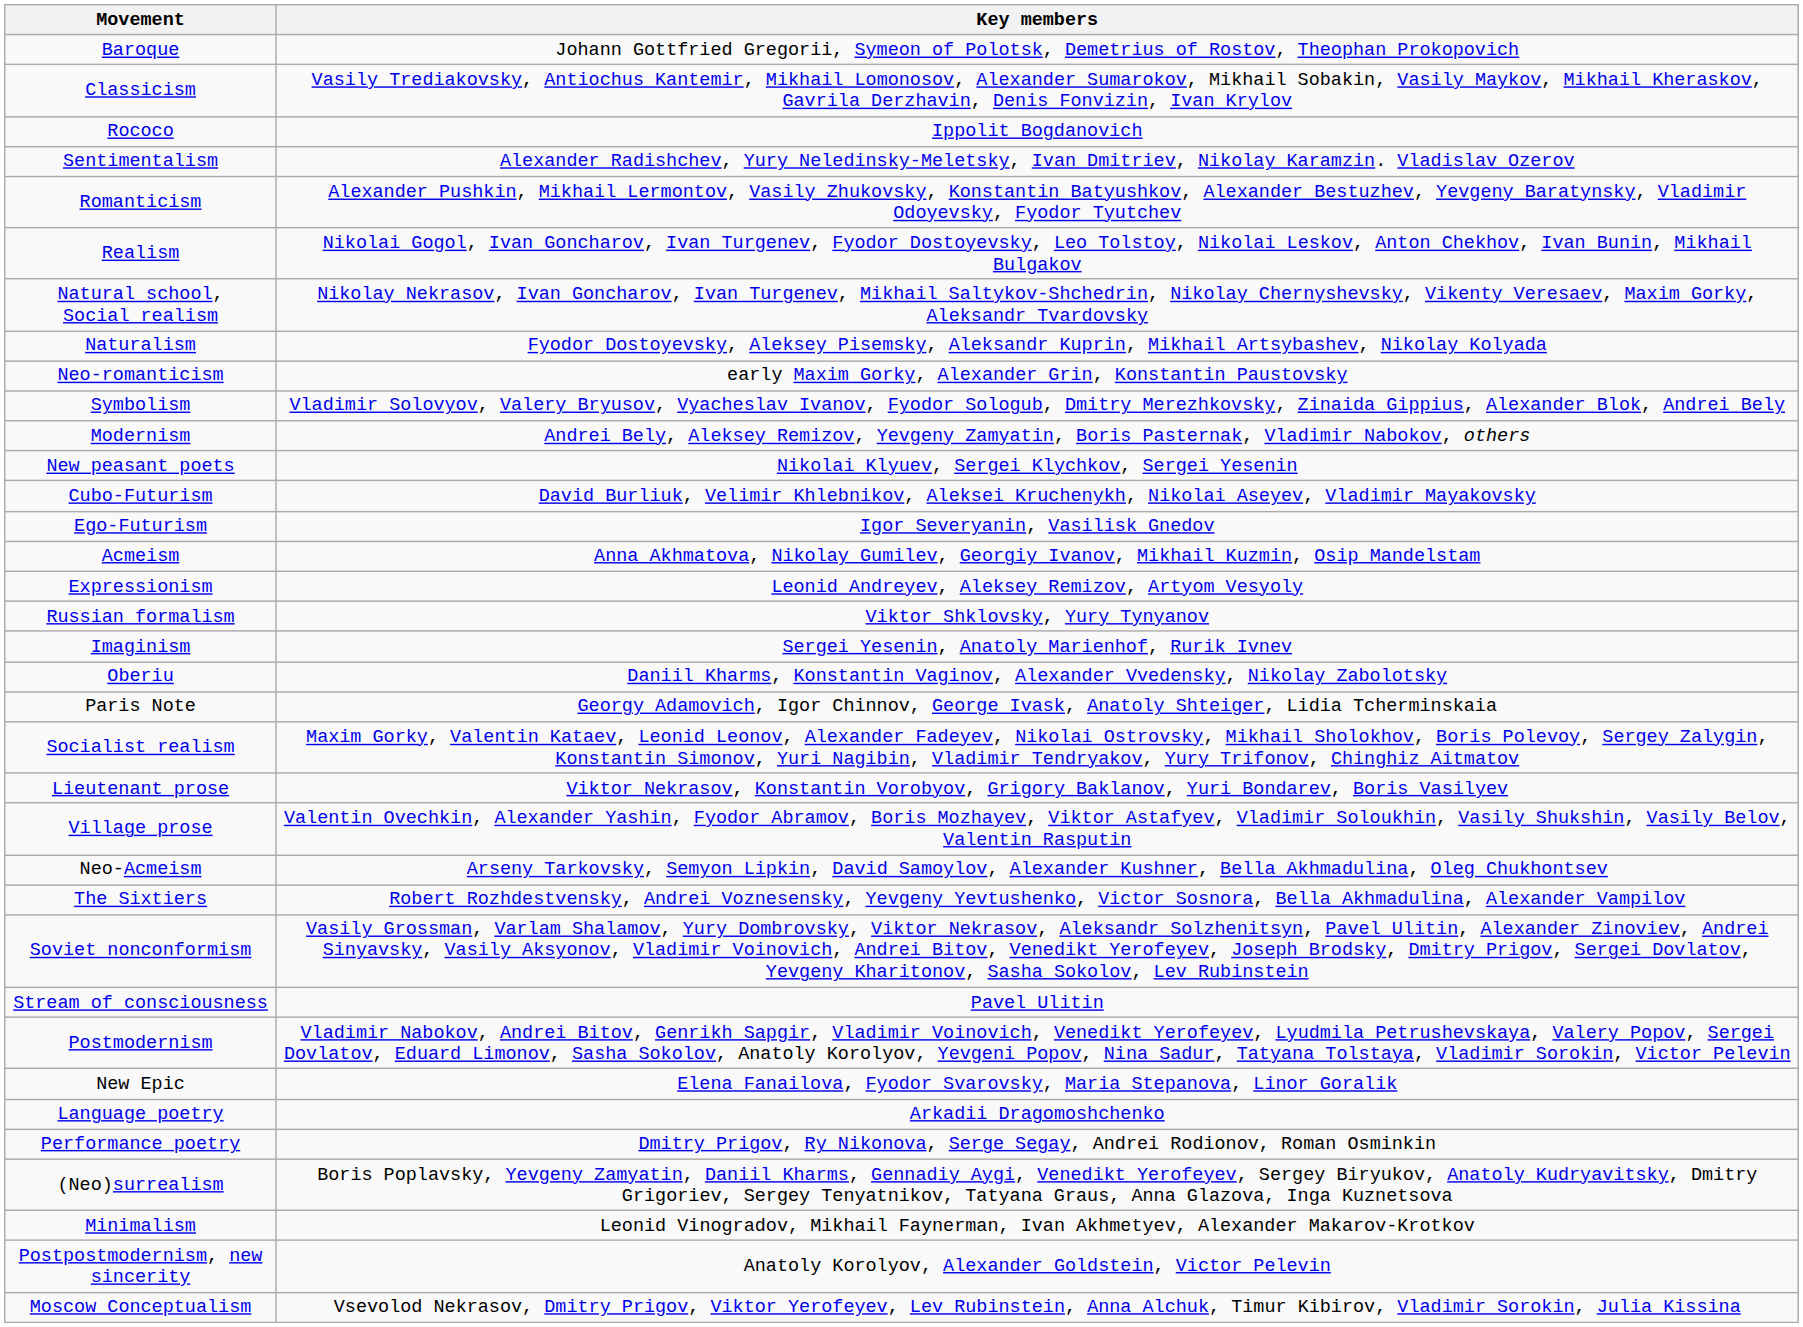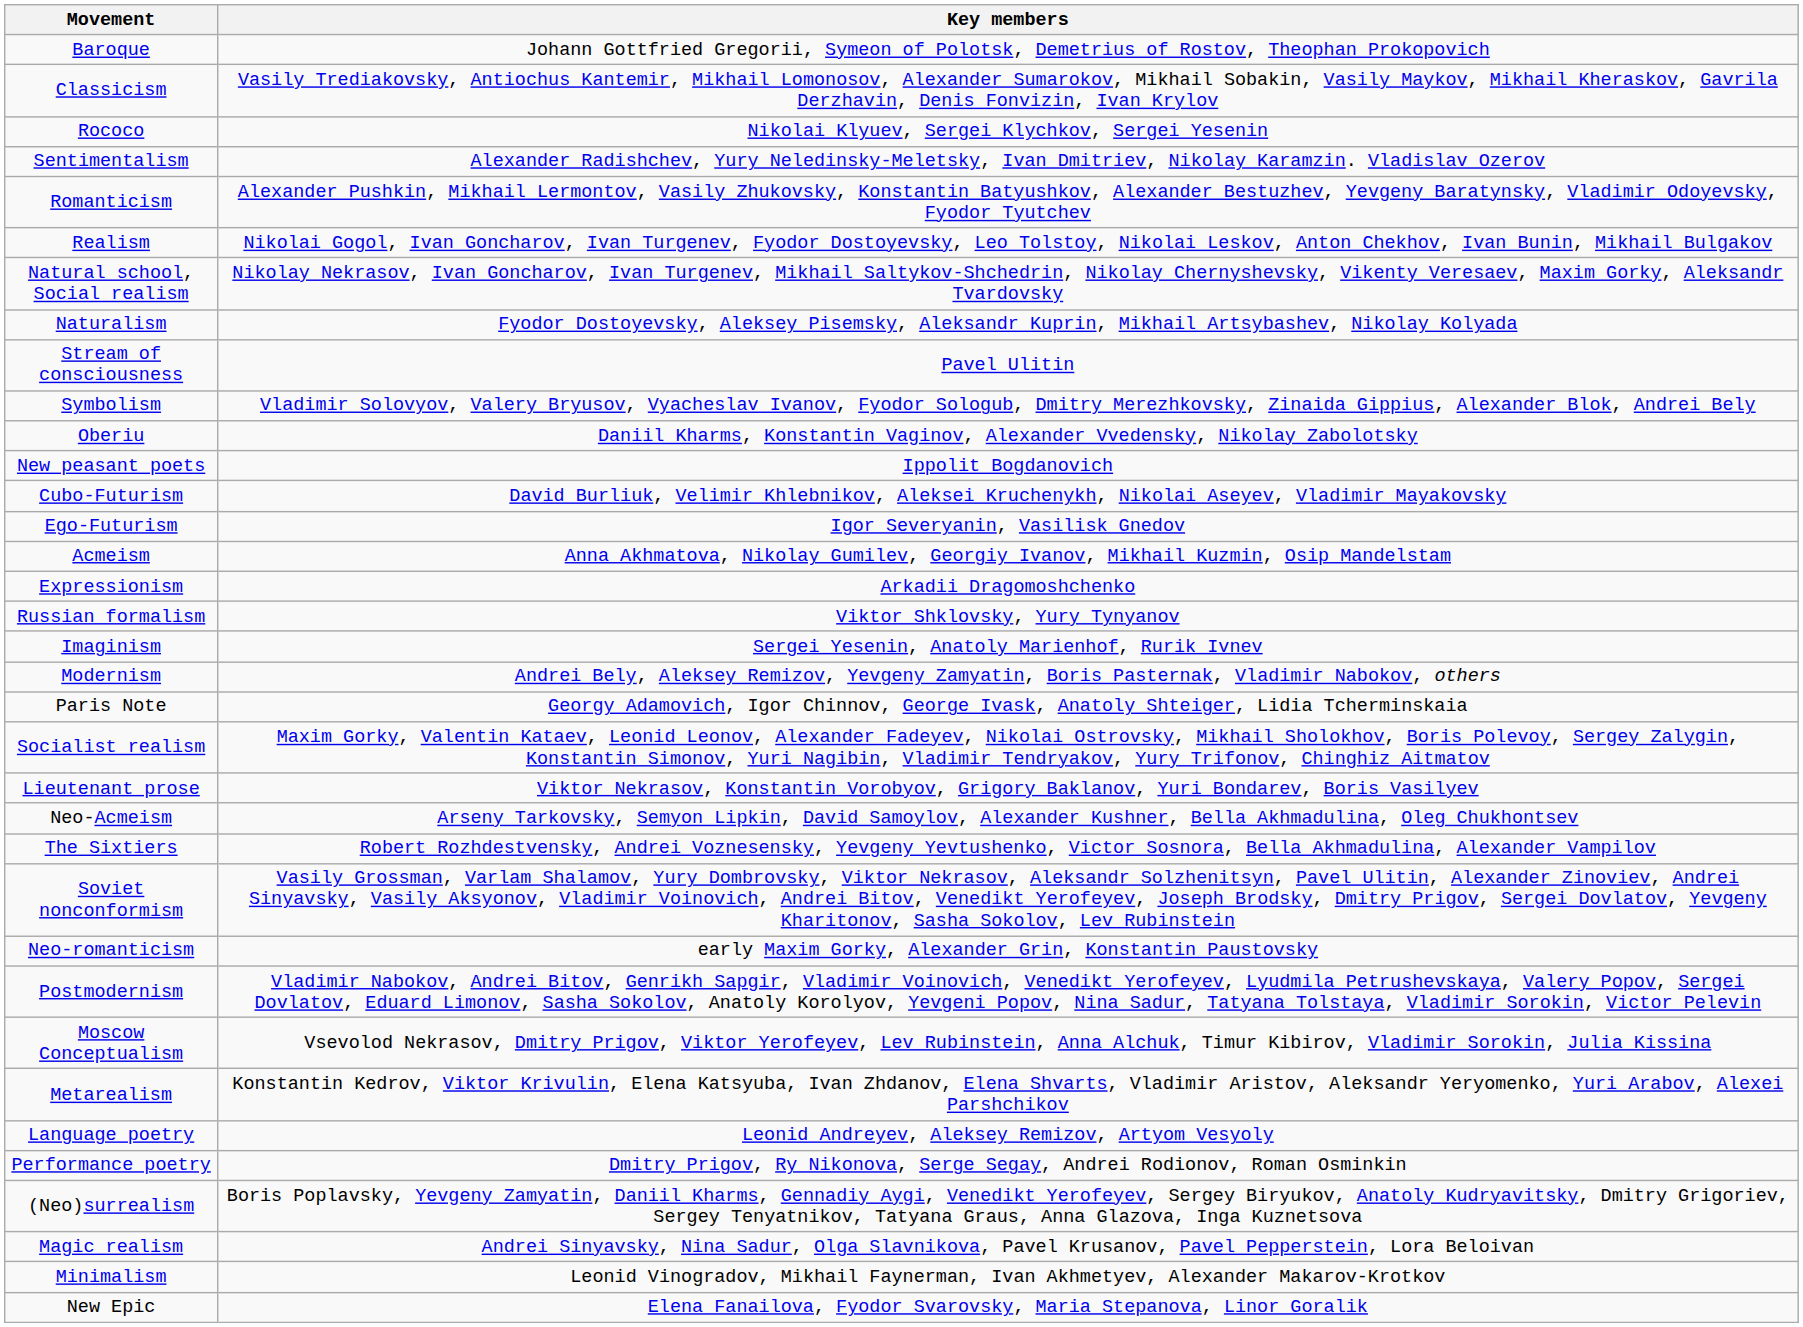(1037, 131) Ippolit Bogdanovich -> (1008, 131) Nikolai Klyuev, Sergei Klychkov, Sergei Yesenin
rows swapped: (141, 376) <-> (141, 1002)
rows swapped: (141, 436) <-> (141, 677)
(1037, 466) Nikolai Klyuev, Sergei Klychkov, Sergei Yesenin -> (1008, 466) Ippolit Bogdanovich
(1037, 586) Leonid Andreyev, Aleksey Remizov, Artyom Vesyoly -> (1008, 586) Arkadii Dragomoshchenko
- row: (141, 829)
rows swapped: (141, 1307) <-> (141, 1084)
+ row: (111, 1095)
(1037, 1114) Arkadii Dragomoshchenko -> (1008, 1135) Leonid Andreyev, Aleksey Remizov, Artyom Vesyoly
+ row: (111, 1247)
- row: (141, 1266)
